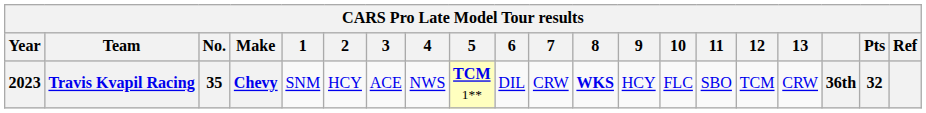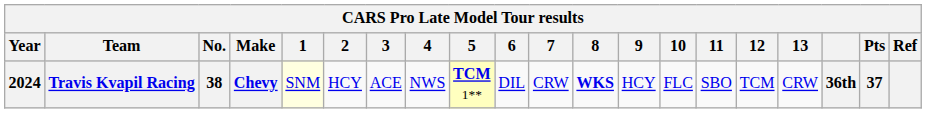(25, 84) 2023 -> (25, 84) 2024
(214, 84) 35 -> (214, 84) 38
(303, 84) no background -> (303, 84) lightyellow background
(875, 84) 32 -> (875, 84) 37
